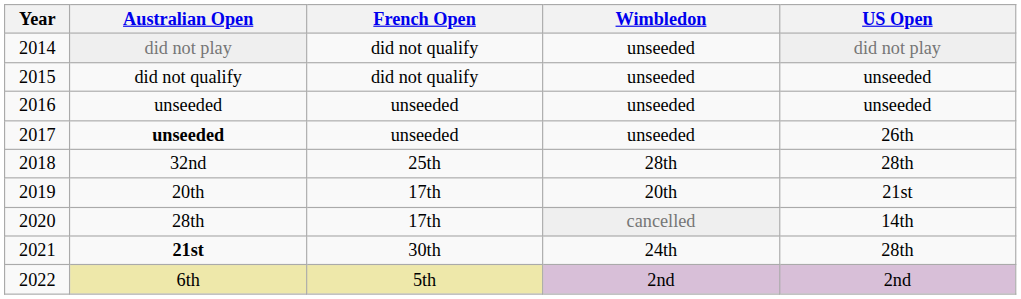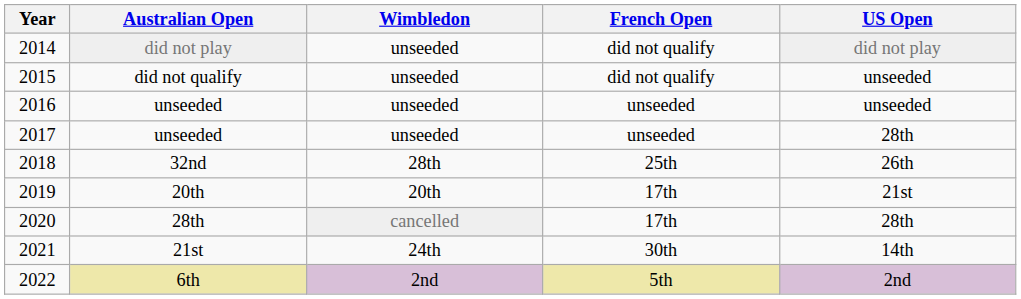columns swapped: (425, 18) <-> (661, 18)
(188, 134) bold -> (188, 134) normal
(897, 134) 26th -> (897, 134) 28th
(897, 163) 28th -> (897, 163) 26th
(897, 221) 14th -> (897, 221) 28th
(188, 250) bold -> (188, 250) normal
(897, 250) 28th -> (897, 250) 14th
